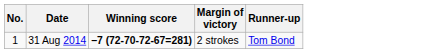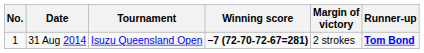+ column: (147, 18)
(271, 41) normal -> (389, 41) bold
